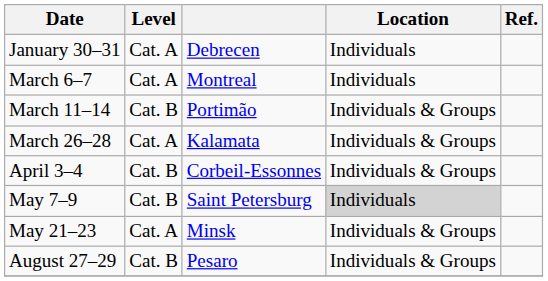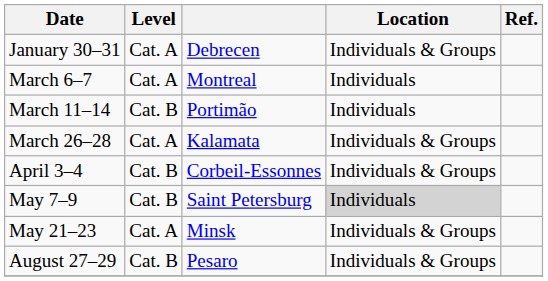(373, 49) Individuals -> (413, 49) Individuals & Groups
(413, 110) Individuals & Groups -> (373, 110) Individuals
